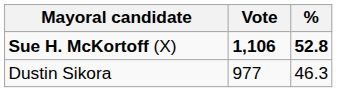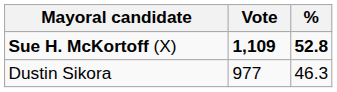(254, 45) 1,106 -> (254, 45) 1,109
